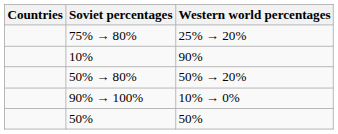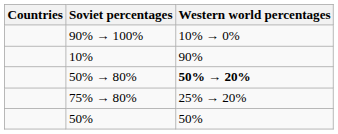rows swapped: (103, 35) <-> (106, 98)
(212, 77) normal -> (215, 77) bold
